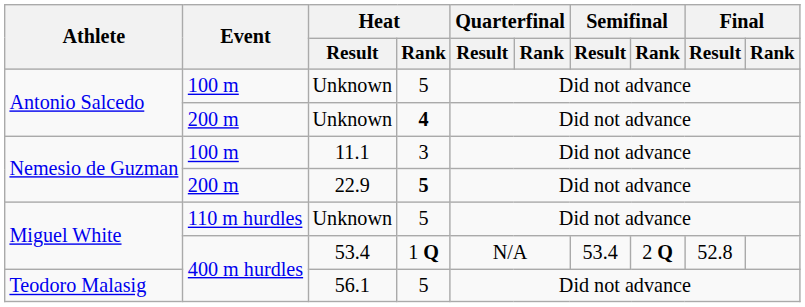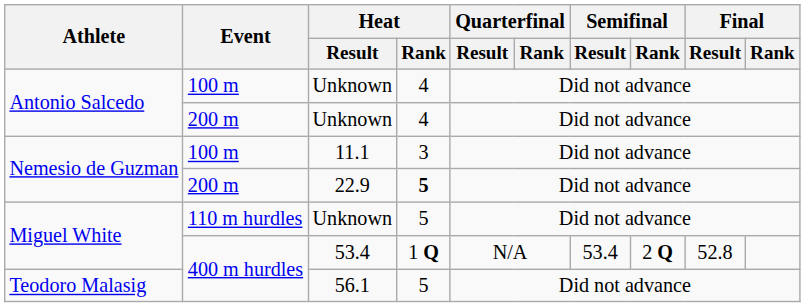(424, 86) 5 -> (424, 86) 4
(424, 119) bold -> (424, 119) normal
